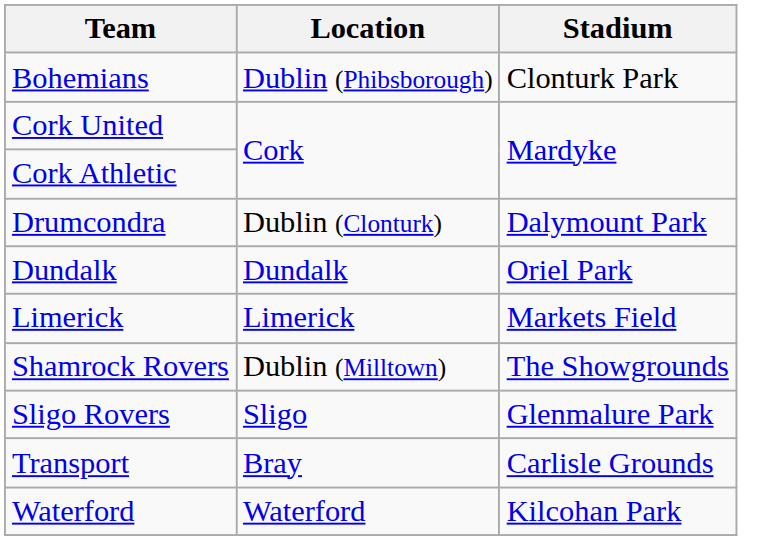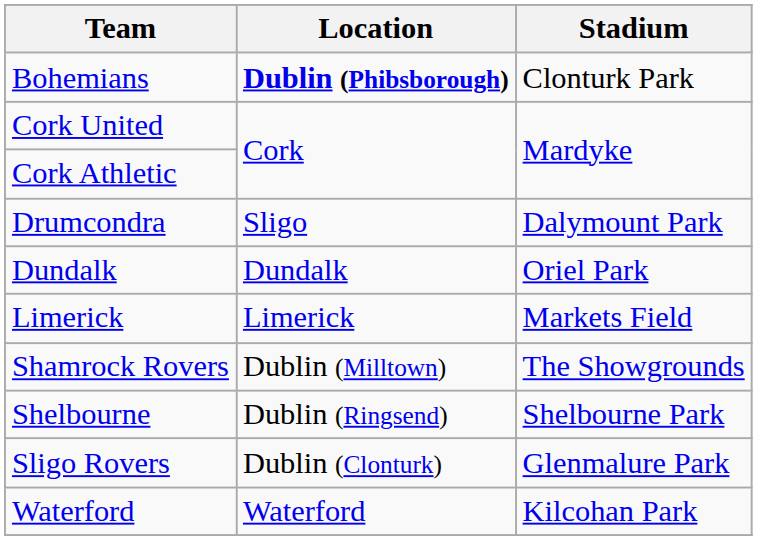(368, 76) normal -> (376, 76) bold
(342, 221) Dublin (Clonturk) -> (275, 221) Sligo
+ row: (81, 414)
(275, 414) Sligo -> (342, 462) Dublin (Clonturk)
- row: (71, 462)
